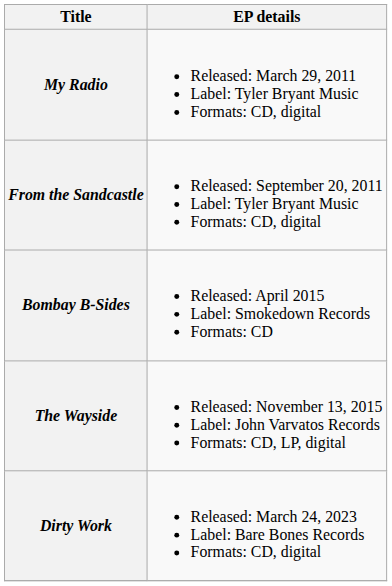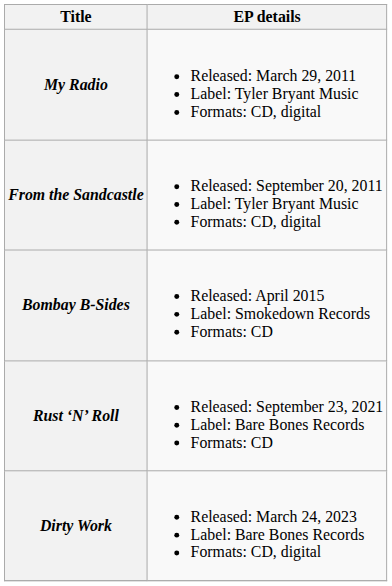- row: (76, 415)
+ row: (76, 415)
